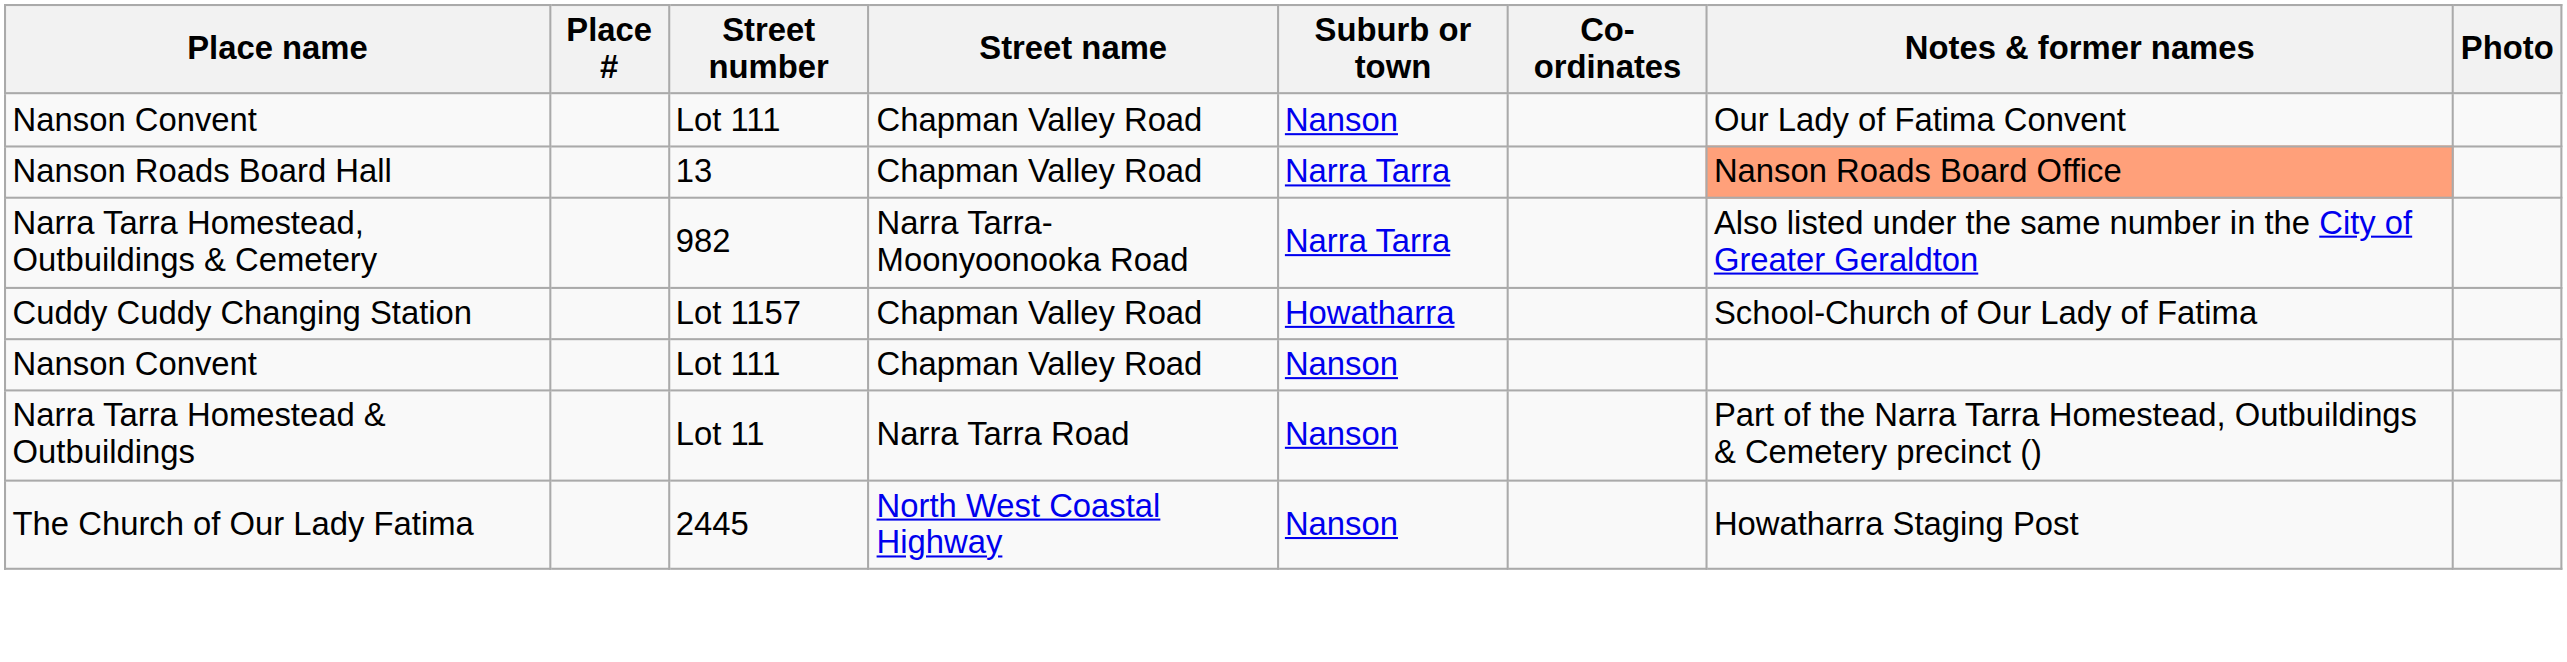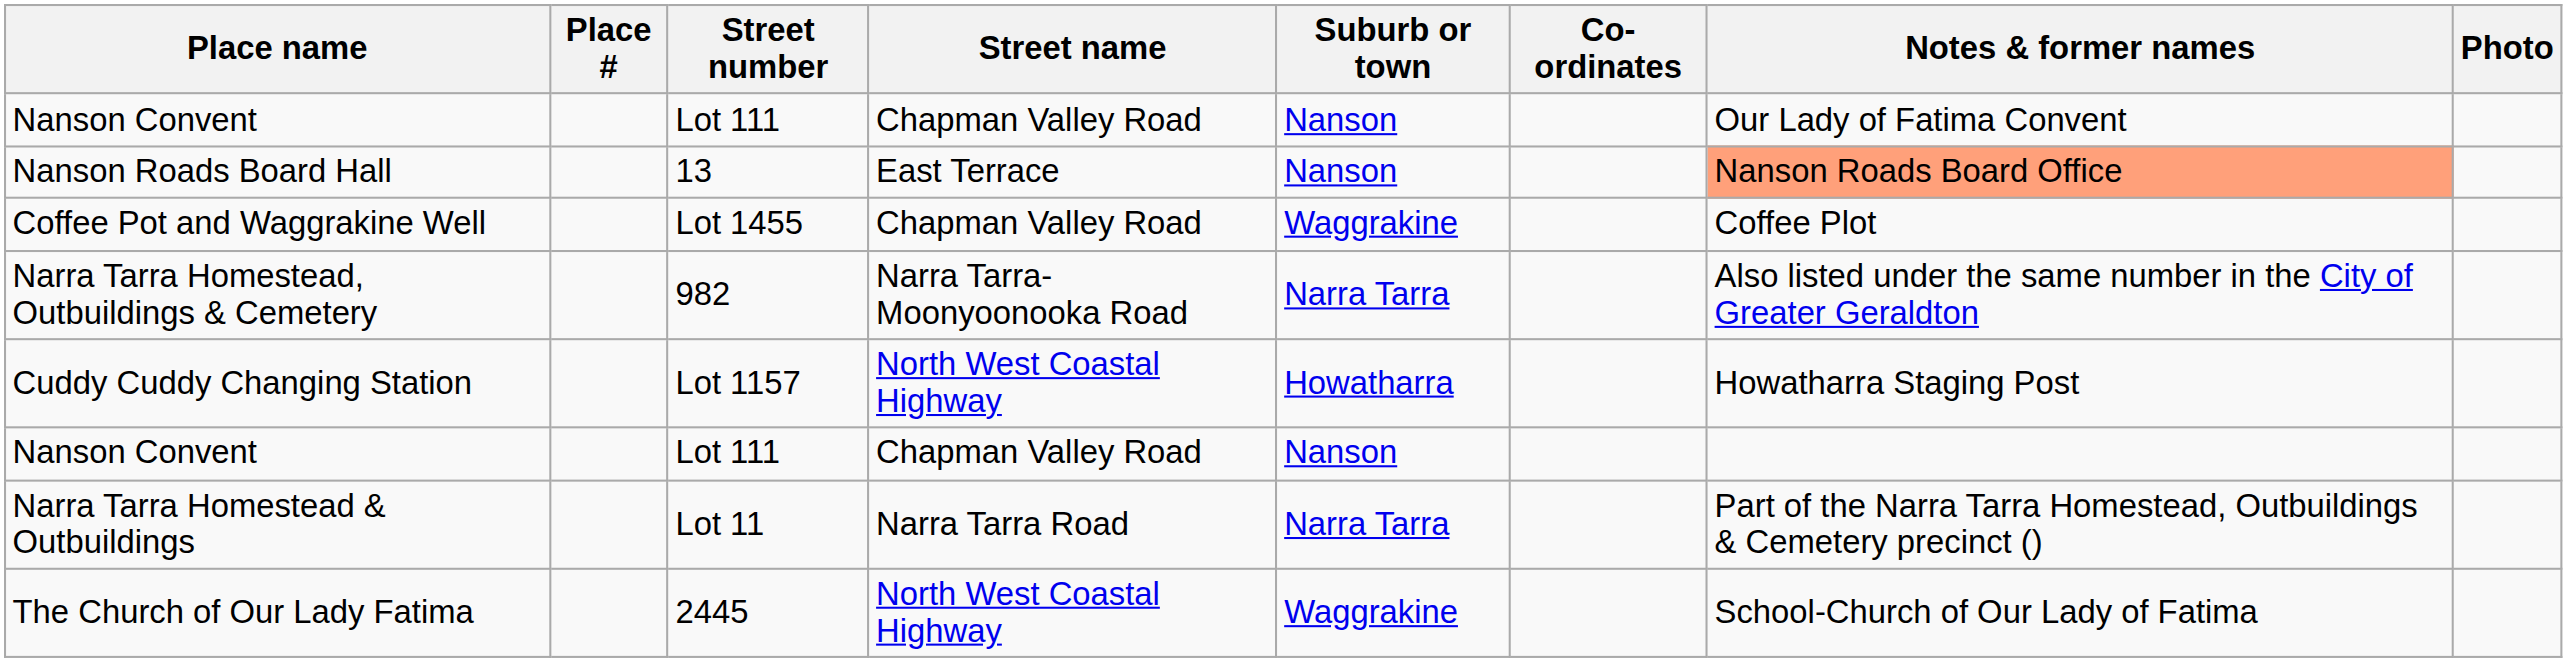(1039, 171) Chapman Valley Road -> (968, 171) East Terrace
(1368, 171) Narra Tarra -> (1341, 171) Nanson
+ row: (249, 223)
(1039, 312) Chapman Valley Road -> (1018, 382) North West Coastal Highway
(1986, 312) School-Church of Our Lady of Fatima -> (1897, 382) Howatharra Staging Post
(1341, 434) Nanson -> (1367, 523) Narra Tarra
(1341, 523) Nanson -> (1371, 612) Waggrakine
(1896, 523) Howatharra Staging Post -> (1986, 612) School-Church of Our Lady of Fatima
